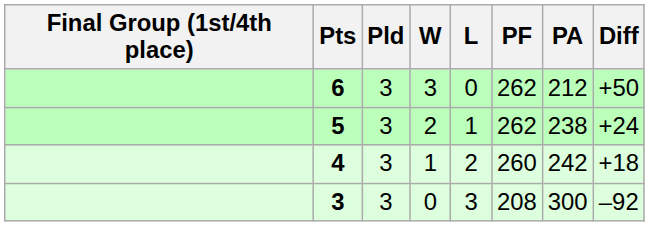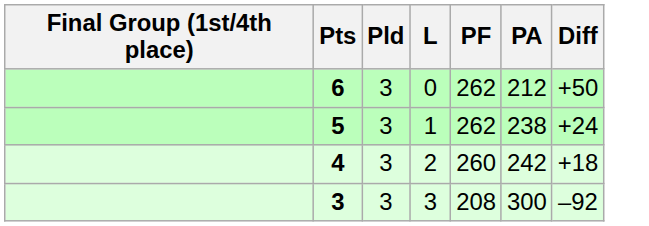- column: (430, 36)
